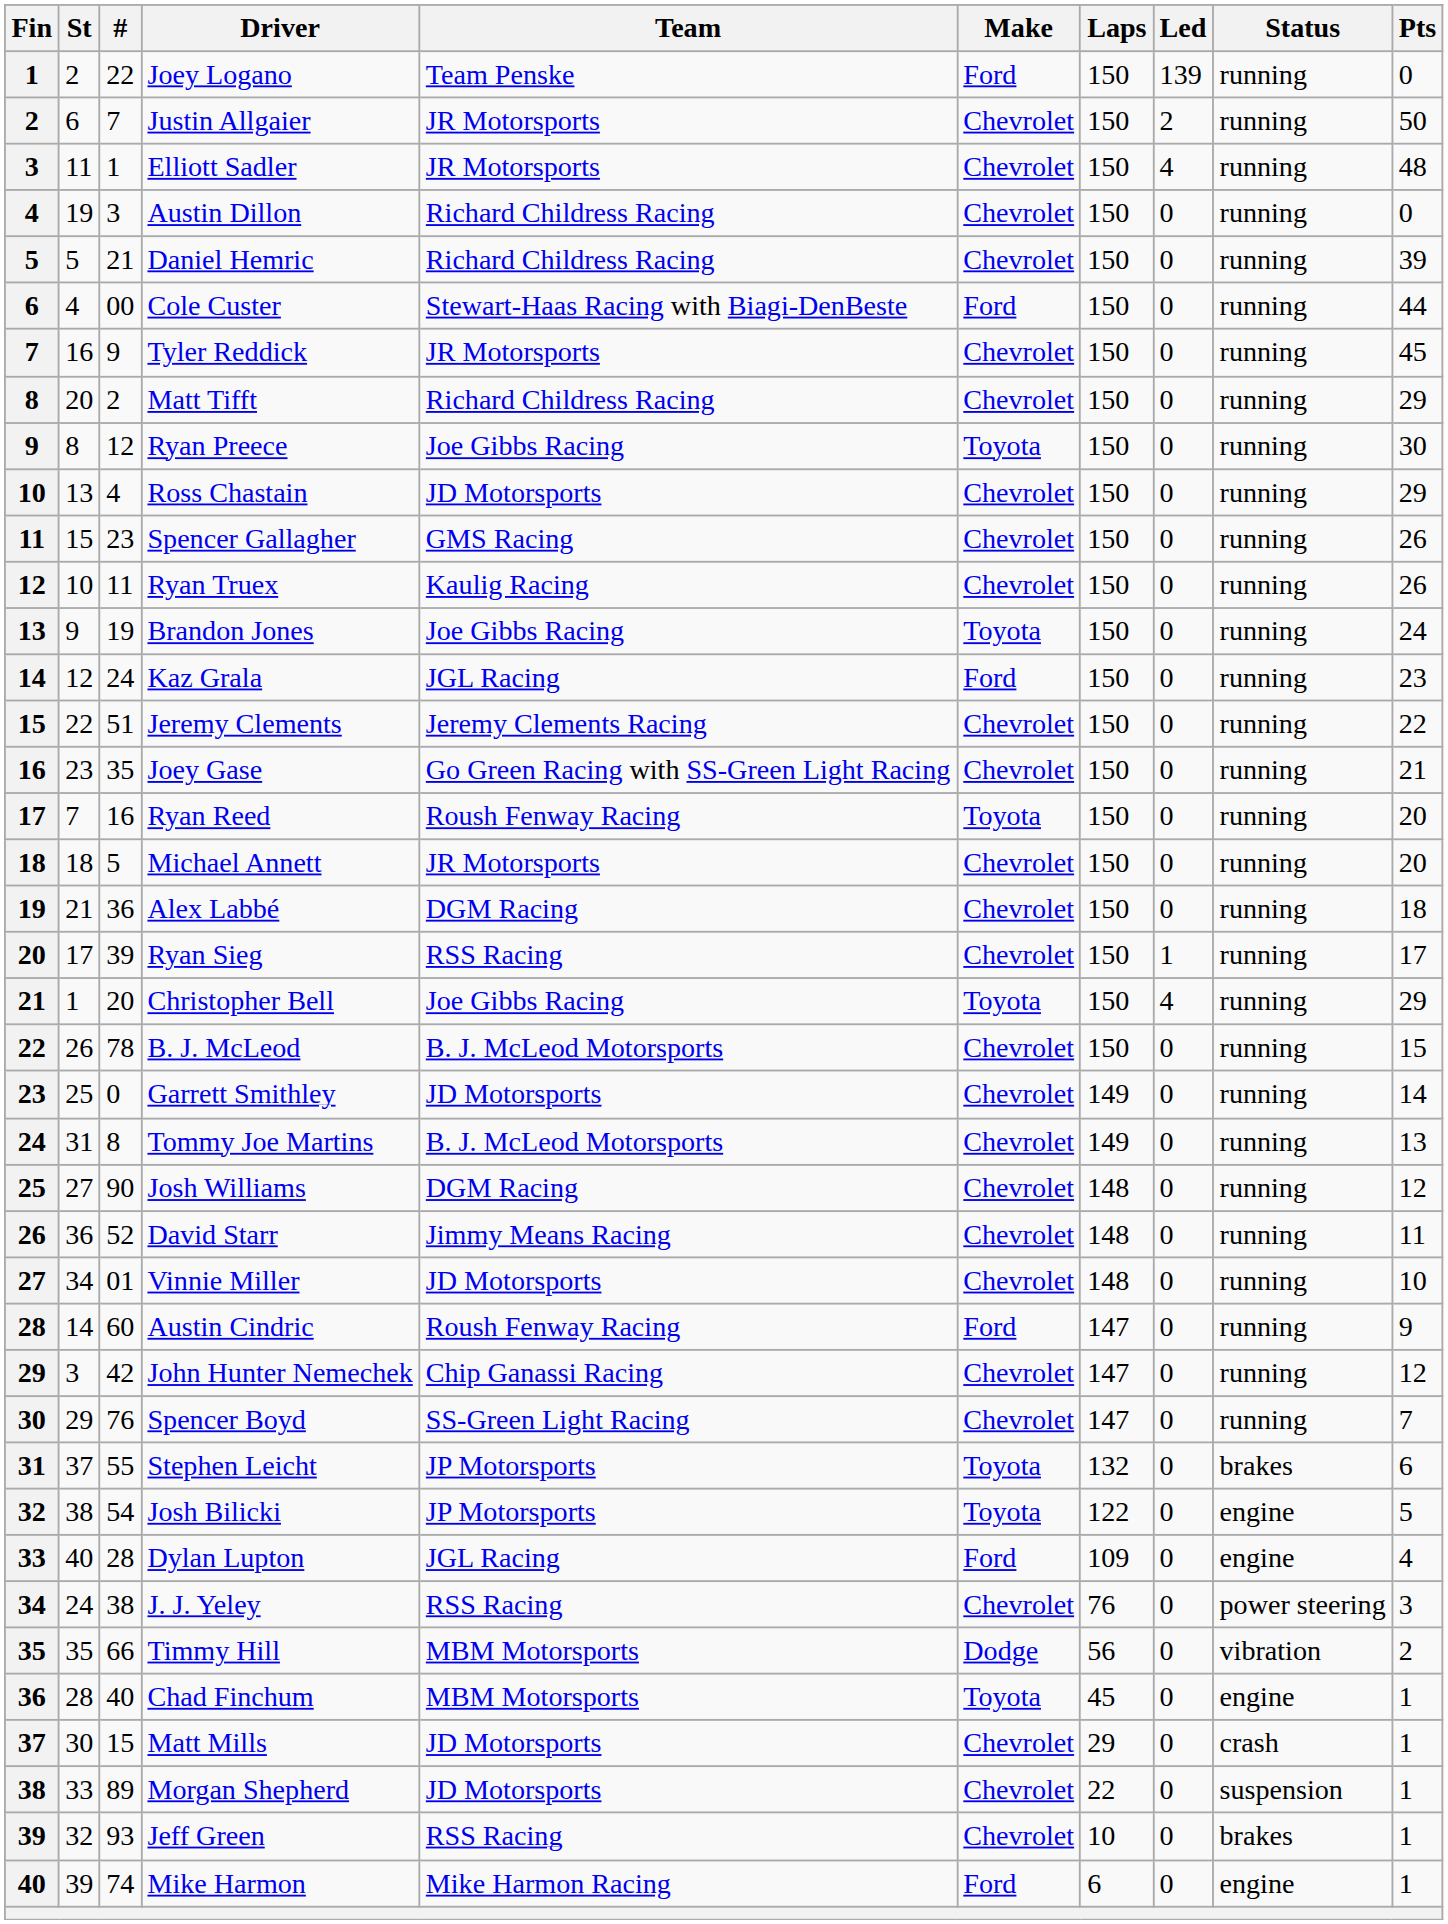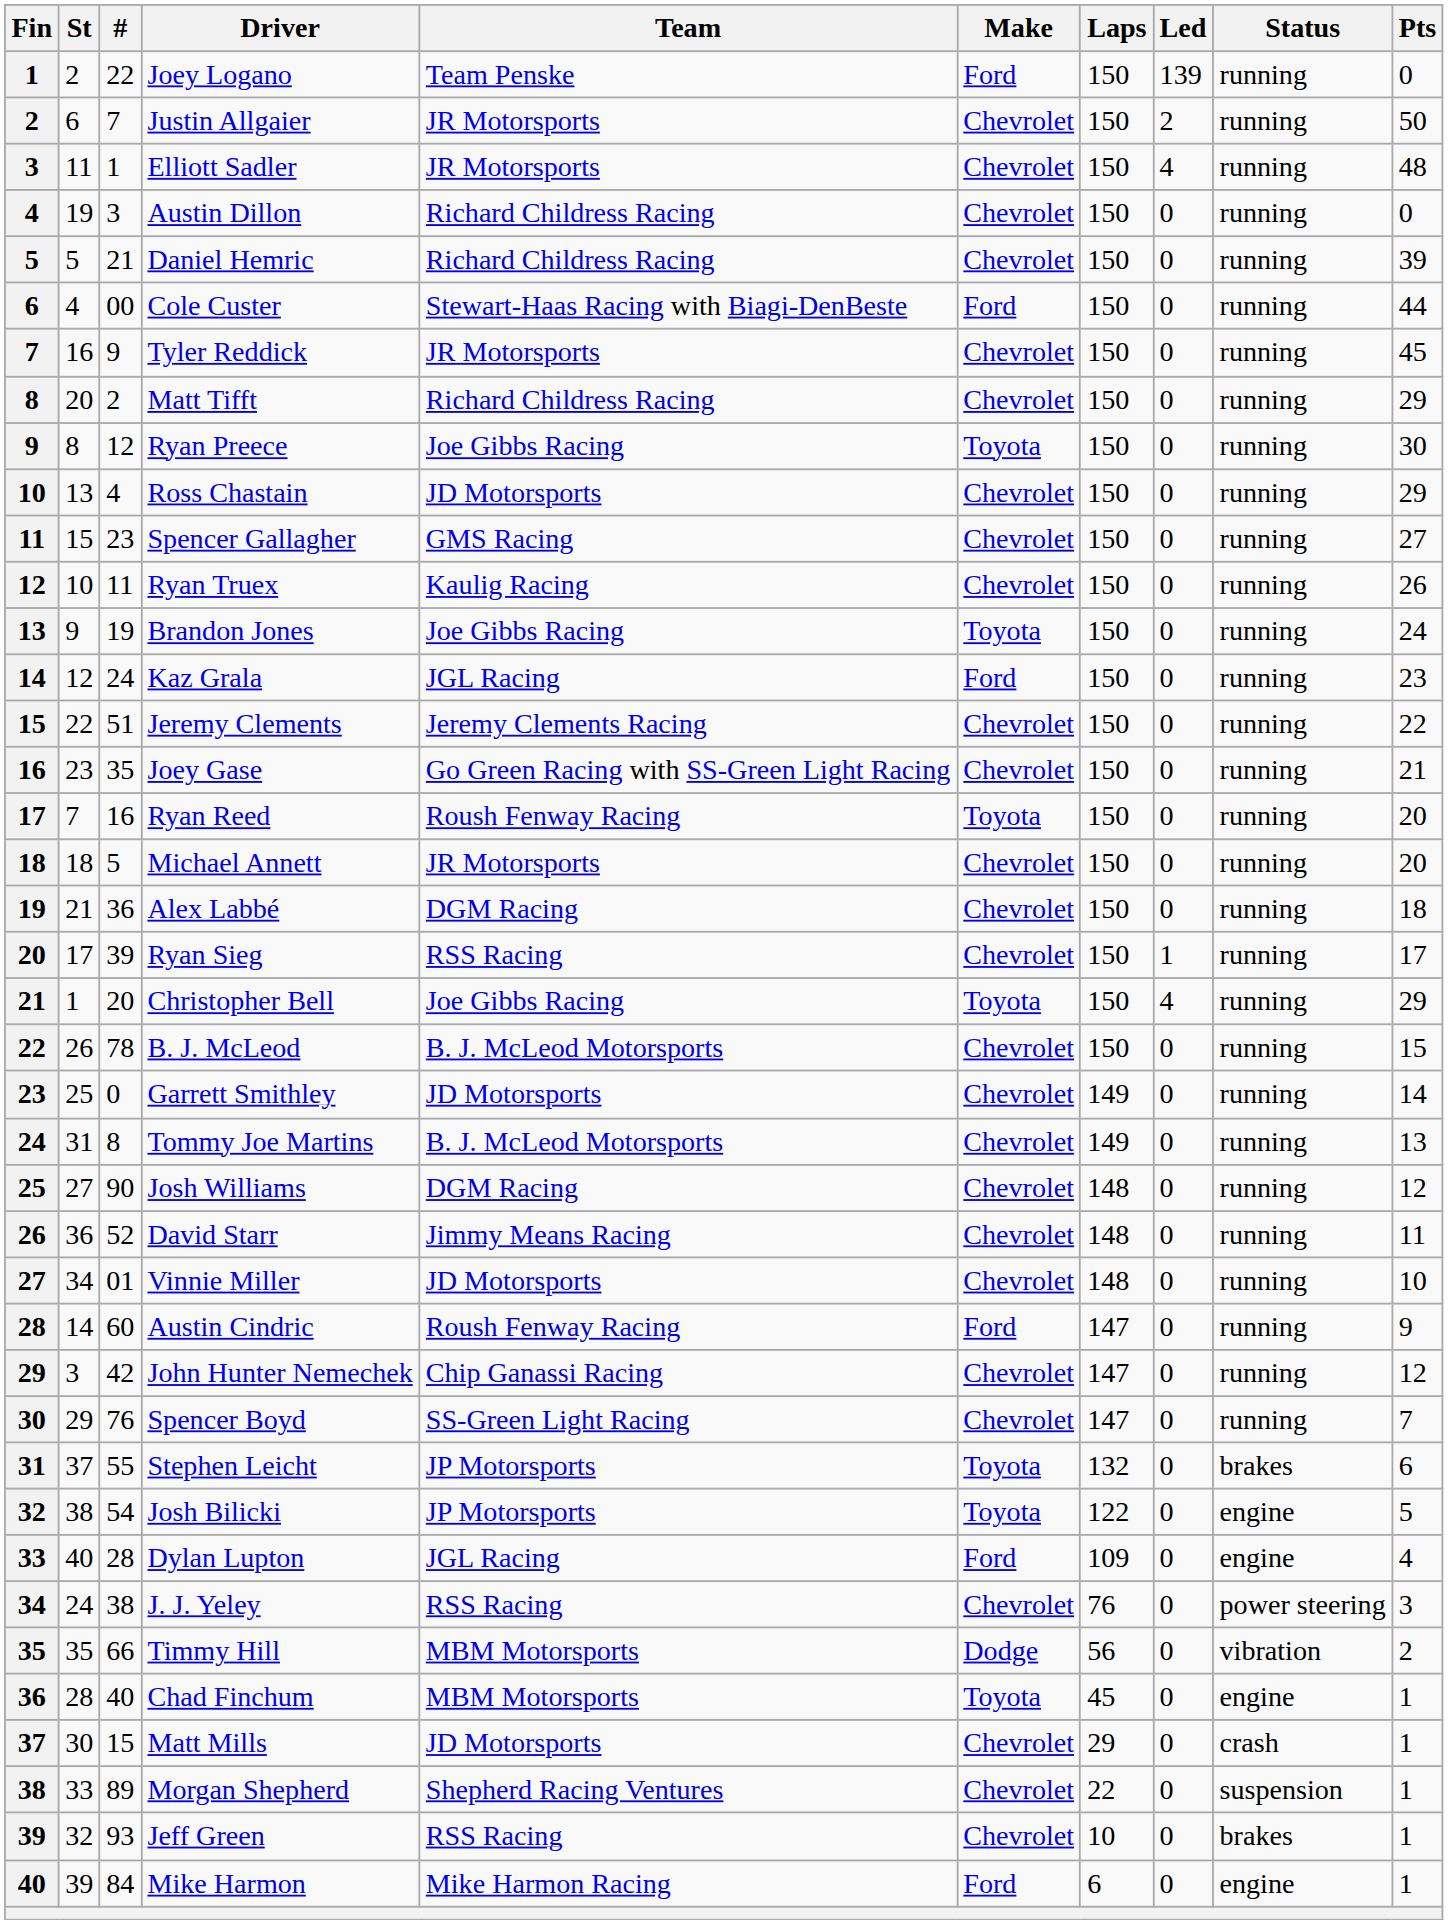(1413, 537) 26 -> (1413, 537) 27
(514, 1789) JD Motorsports -> (575, 1789) Shepherd Racing Ventures
(120, 1882) 74 -> (120, 1882) 84
